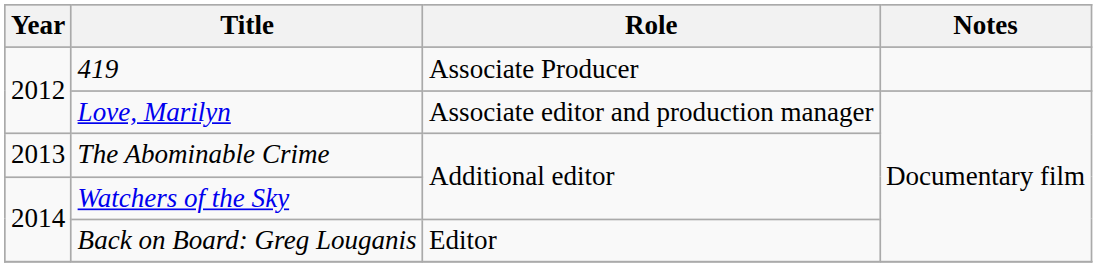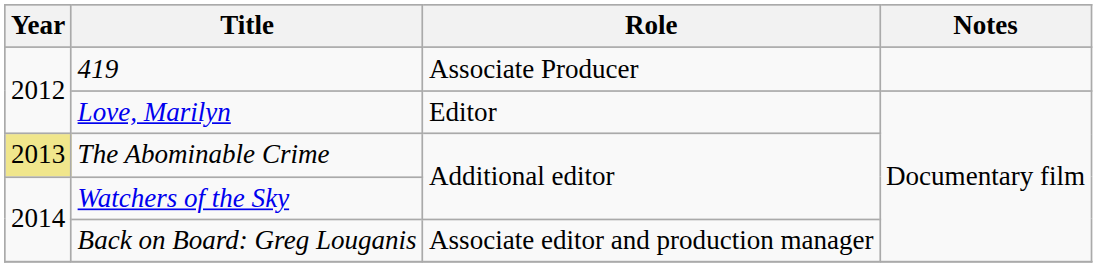(651, 111) Associate editor and production manager -> (463, 111) Editor
(38, 154) no background -> (38, 154) khaki background
(463, 240) Editor -> (651, 240) Associate editor and production manager
